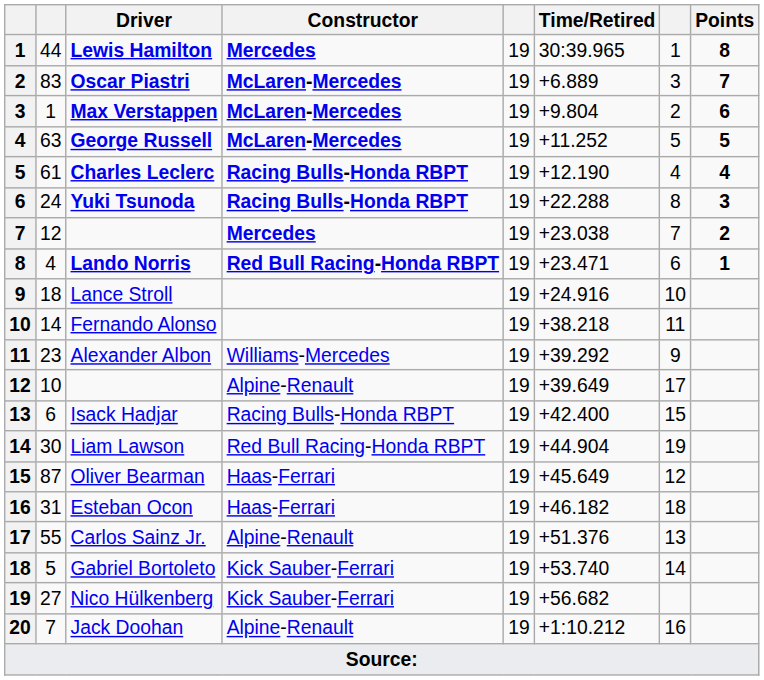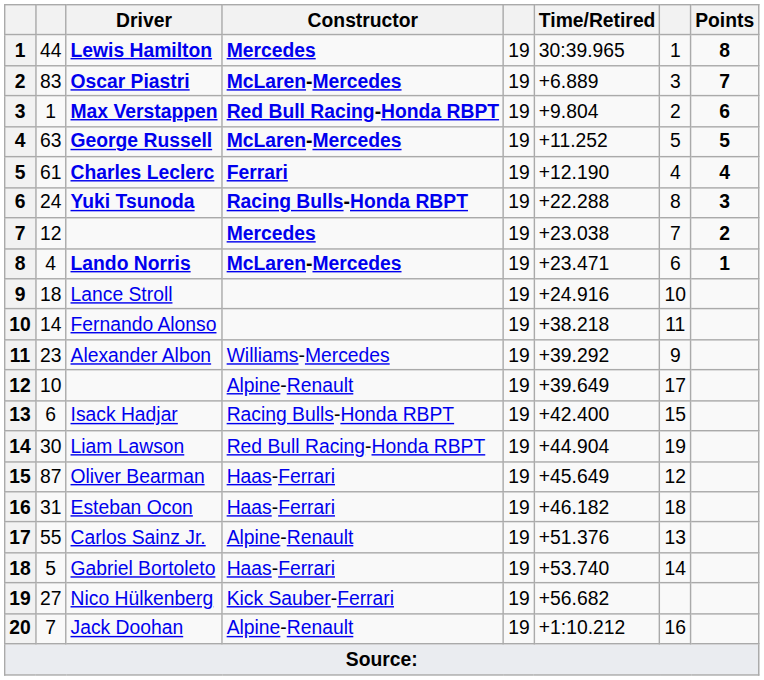(314, 111) McLaren-Mercedes -> (363, 111) Red Bull Racing-Honda RBPT
(347, 172) Racing Bulls-Honda RBPT -> (257, 172) Ferrari
(363, 263) Red Bull Racing-Honda RBPT -> (314, 263) McLaren-Mercedes
(310, 567) Kick Sauber-Ferrari -> (281, 567) Haas-Ferrari
